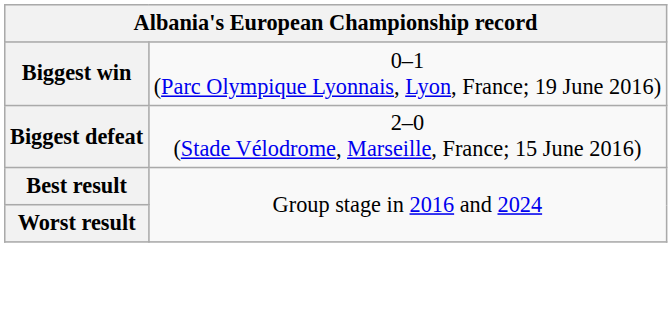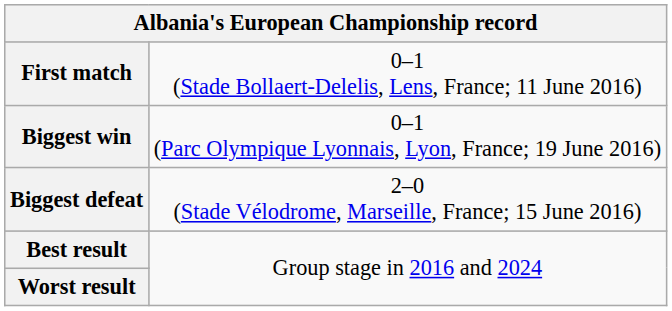+ row: (77, 73)
